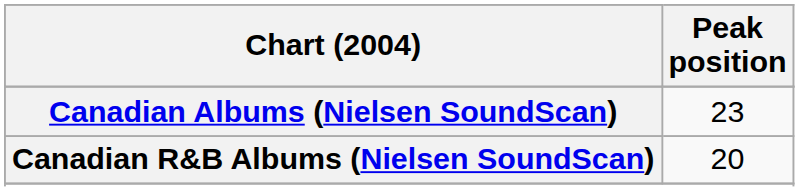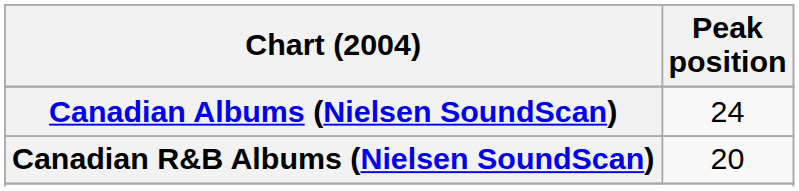(727, 111) 23 -> (727, 111) 24
